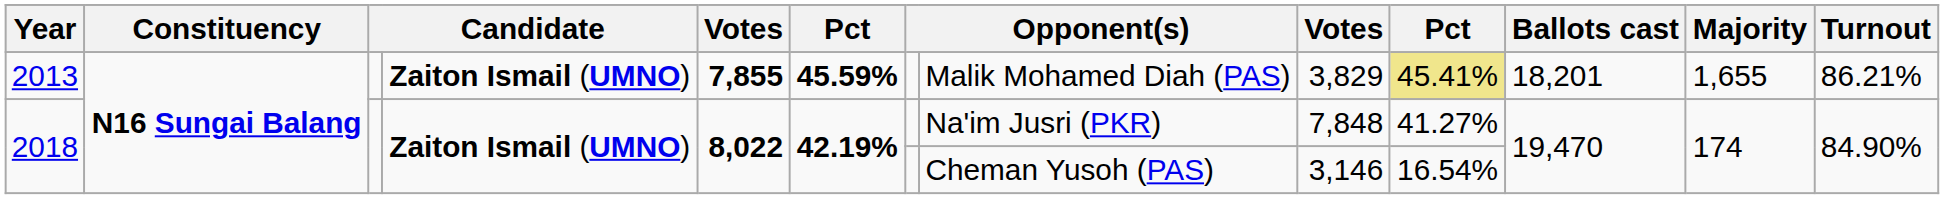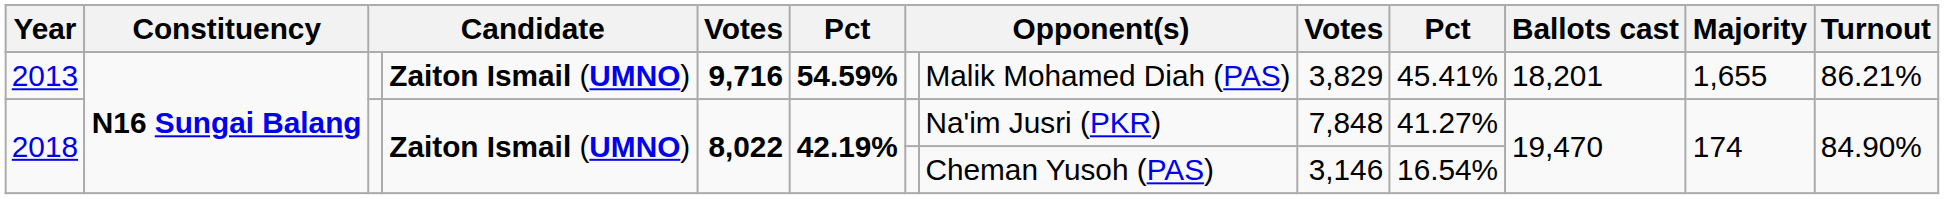(746, 76) 7,855 -> (746, 76) 9,716
(847, 76) 45.59% -> (847, 76) 54.59%
(1448, 76) khaki background -> (1448, 76) no background
